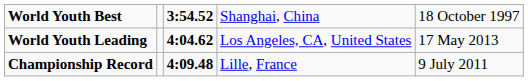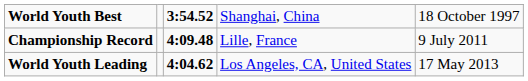rows swapped: (80, 64) <-> (77, 40)
